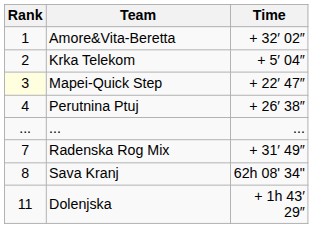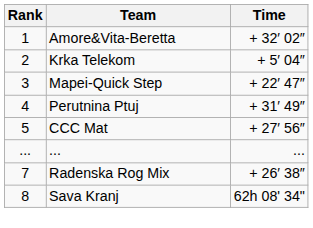(25, 83) lightyellow background -> (25, 83) no background
(277, 106) + 26′ 38″ -> (277, 106) + 31′ 49″
+ row: (78, 128)
(277, 151) + 31′ 49″ -> (277, 173) + 26′ 38″
- row: (80, 204)
